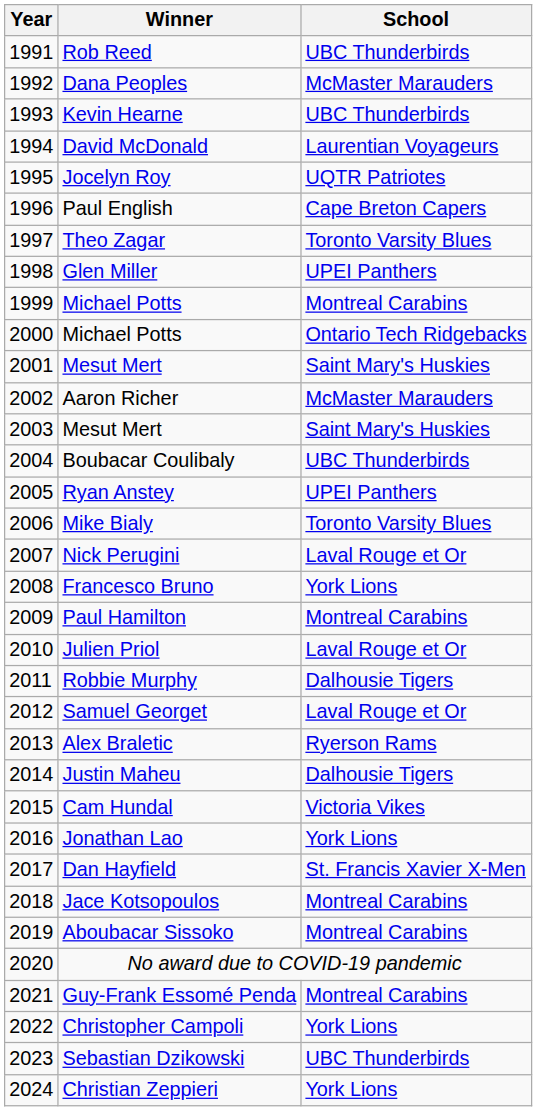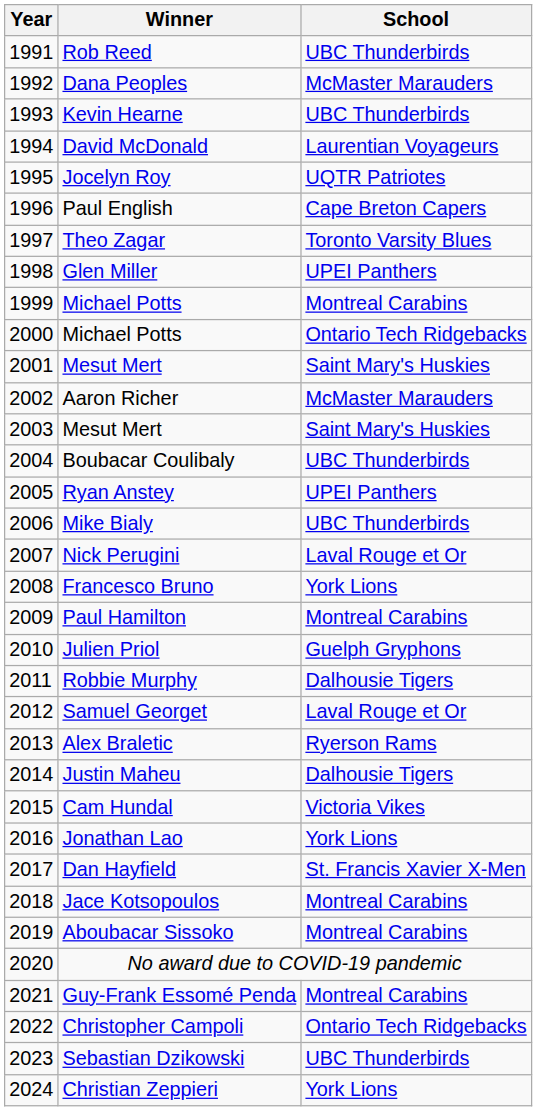(398, 523) Toronto Varsity Blues -> (387, 523) UBC Thunderbirds
(386, 649) Laval Rouge et Or -> (383, 649) Guelph Gryphons
(351, 1027) York Lions -> (416, 1027) Ontario Tech Ridgebacks
